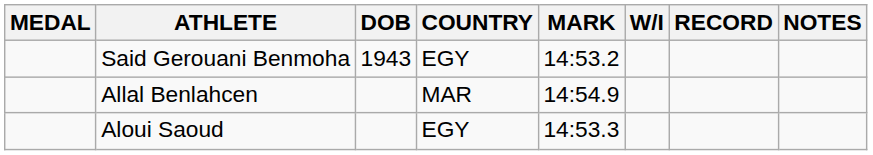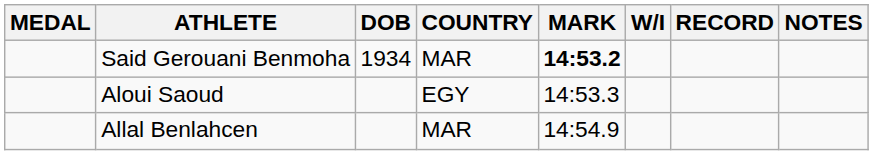(386, 58) 1943 -> (386, 58) 1934
(446, 58) EGY -> (447, 58) MAR
(581, 58) normal -> (582, 58) bold
rows swapped: (162, 130) <-> (180, 94)
